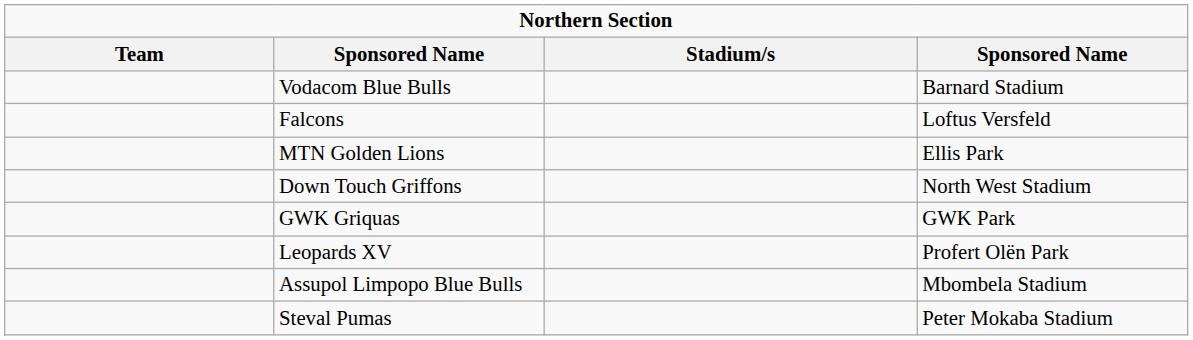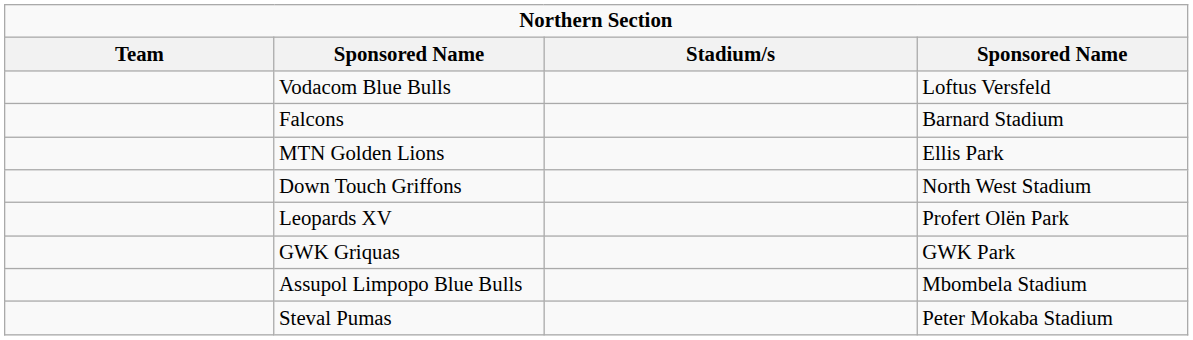(993, 86) Barnard Stadium -> (986, 86) Loftus Versfeld
(986, 119) Loftus Versfeld -> (993, 119) Barnard Stadium
rows swapped: (339, 218) <-> (335, 251)
